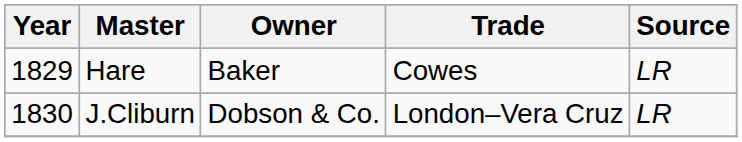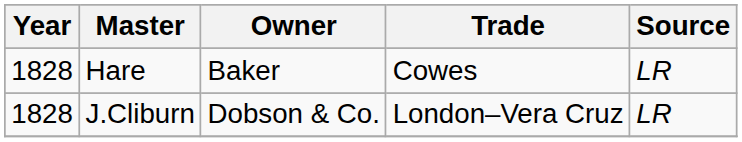(42, 70) 1829 -> (42, 70) 1828
(42, 114) 1830 -> (42, 114) 1828
